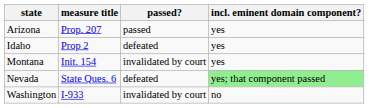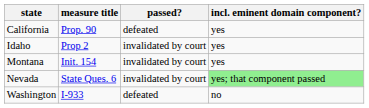- row: (23, 29)
+ row: (28, 29)
(141, 45) defeated -> (165, 45) invalidated by court
(141, 78) defeated -> (165, 78) invalidated by court
(165, 95) invalidated by court -> (141, 95) defeated
